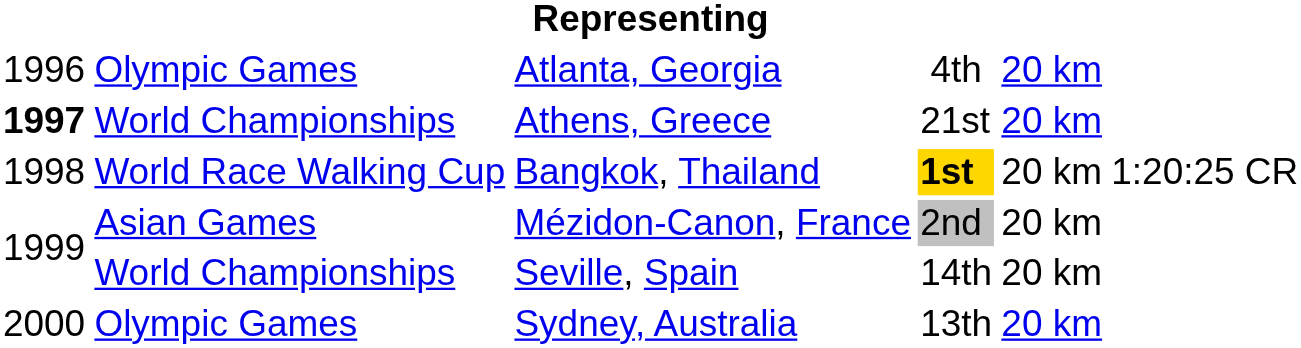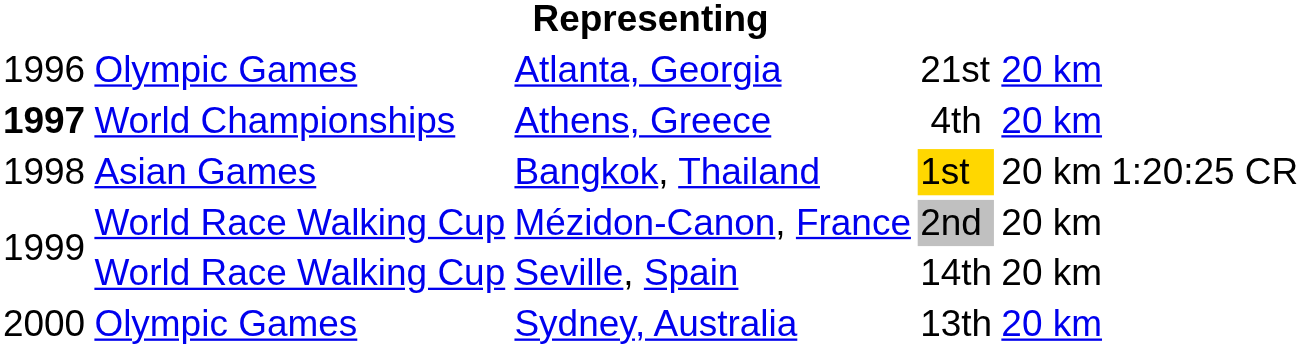(956, 69) 4th -> (955, 69) 21st
(955, 120) 21st -> (956, 120) 4th
(300, 171) World Race Walking Cup -> (205, 171) Asian Games
(947, 171) bold -> (945, 171) normal
(205, 222) Asian Games -> (300, 222) World Race Walking Cup
(275, 273) World Championships -> (300, 273) World Race Walking Cup
